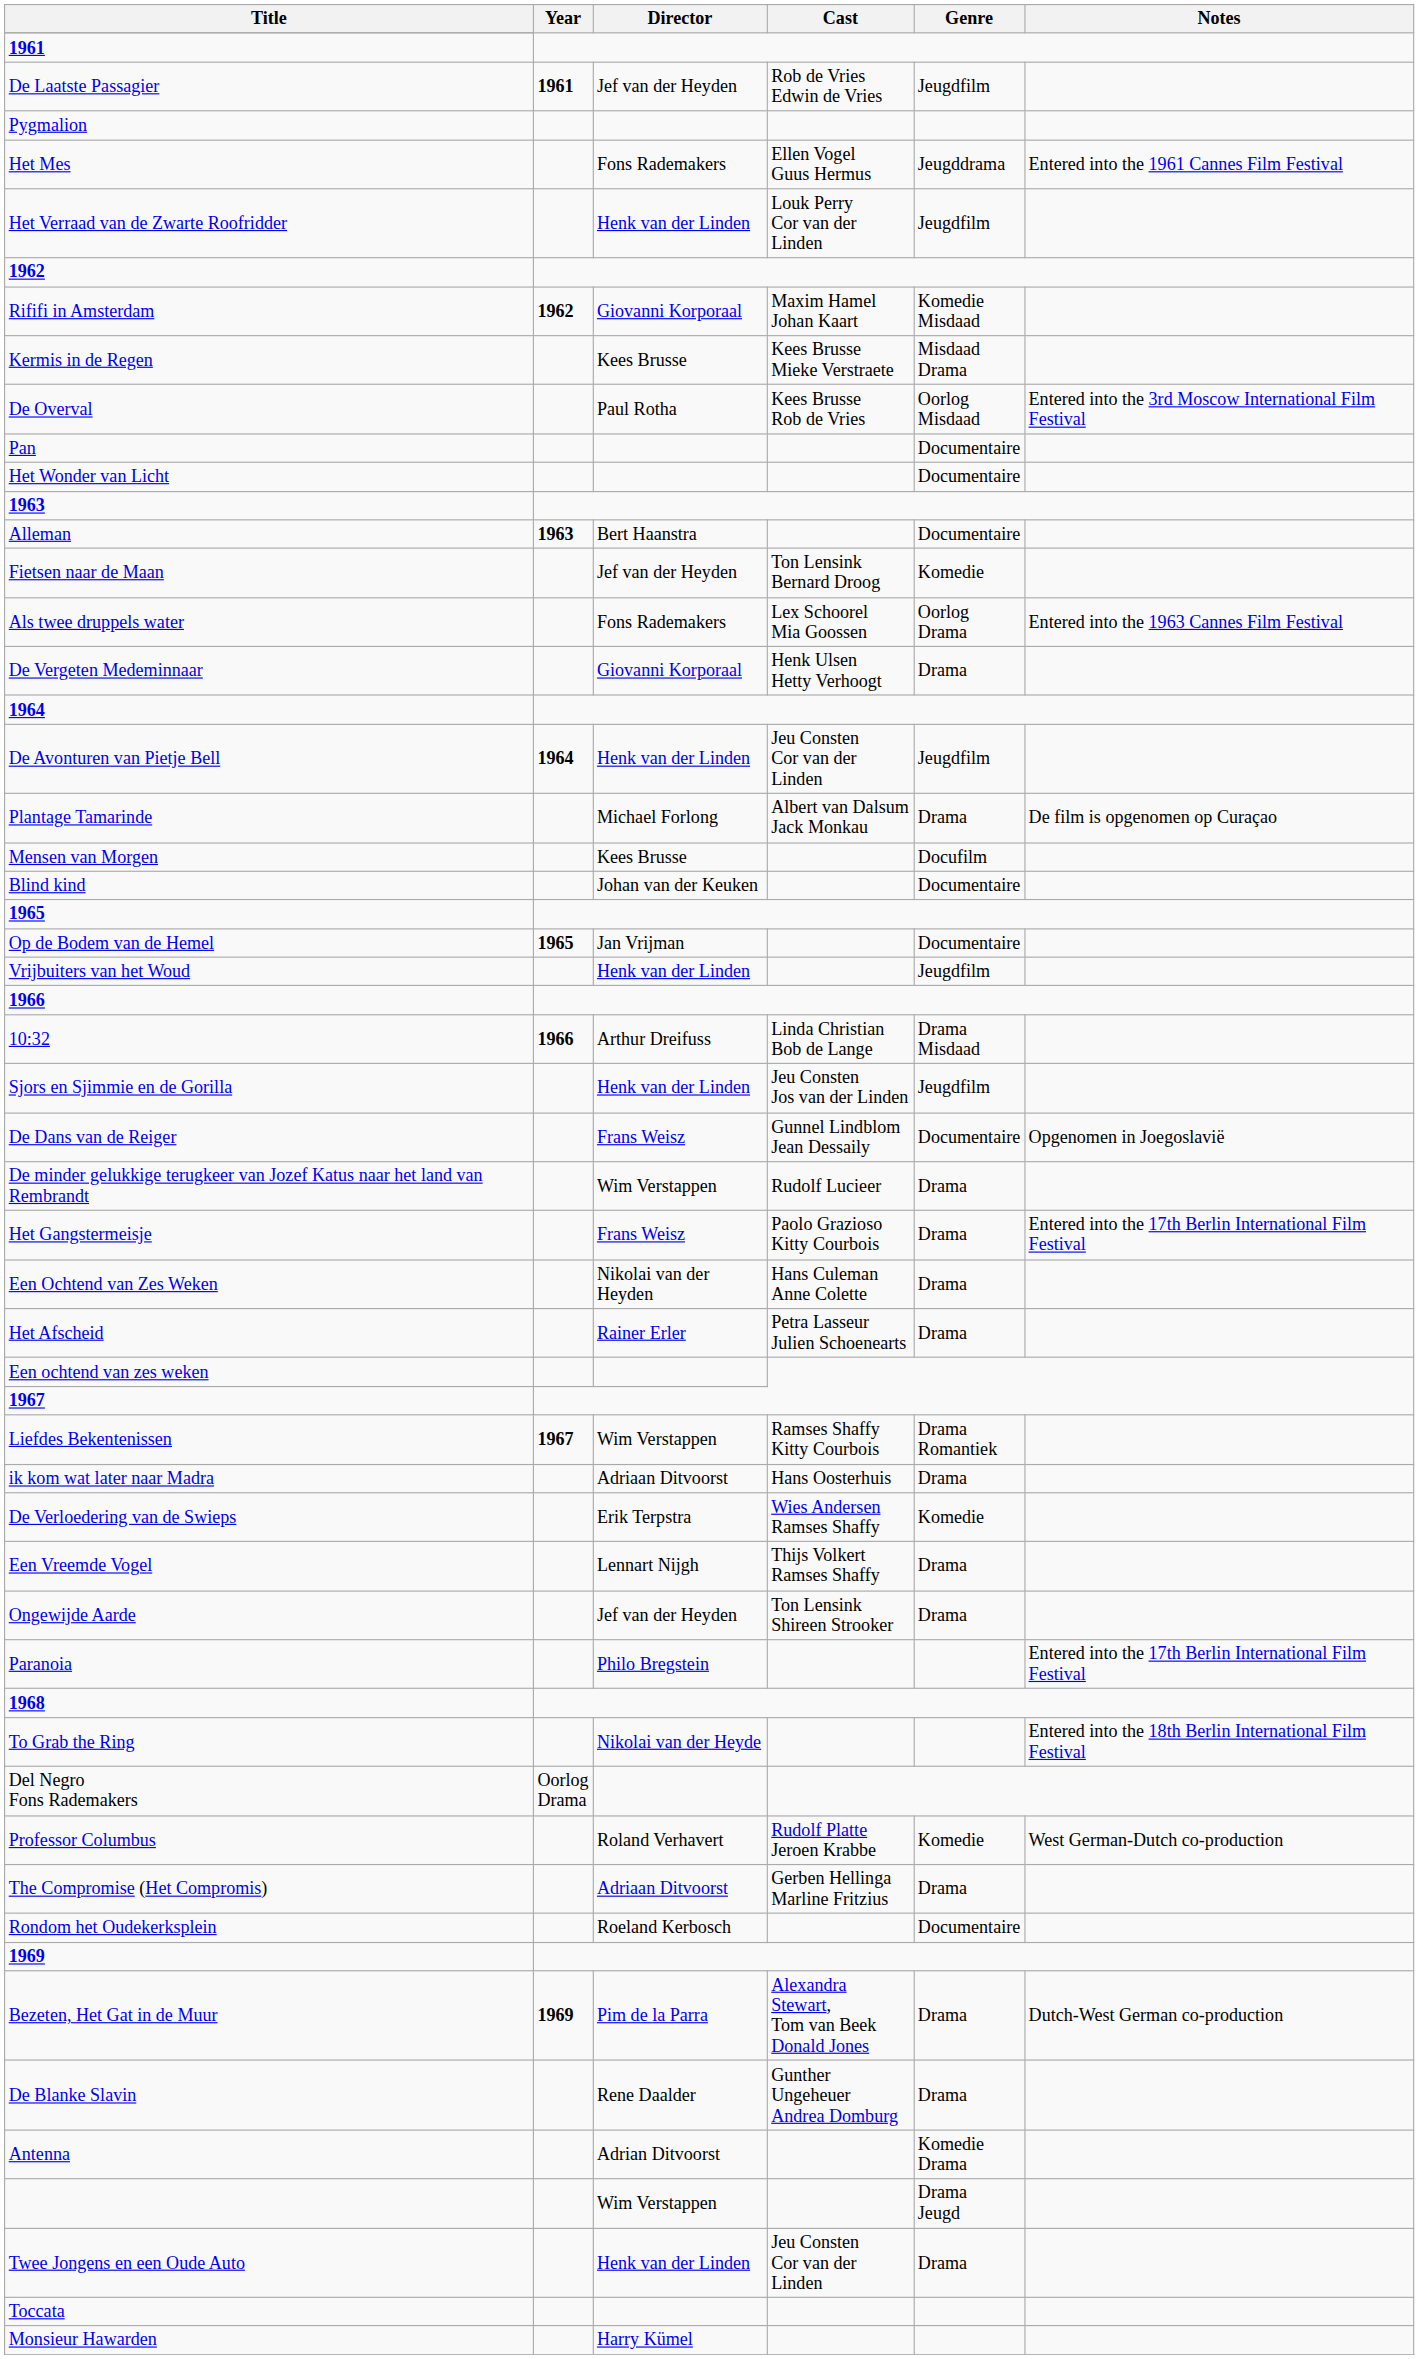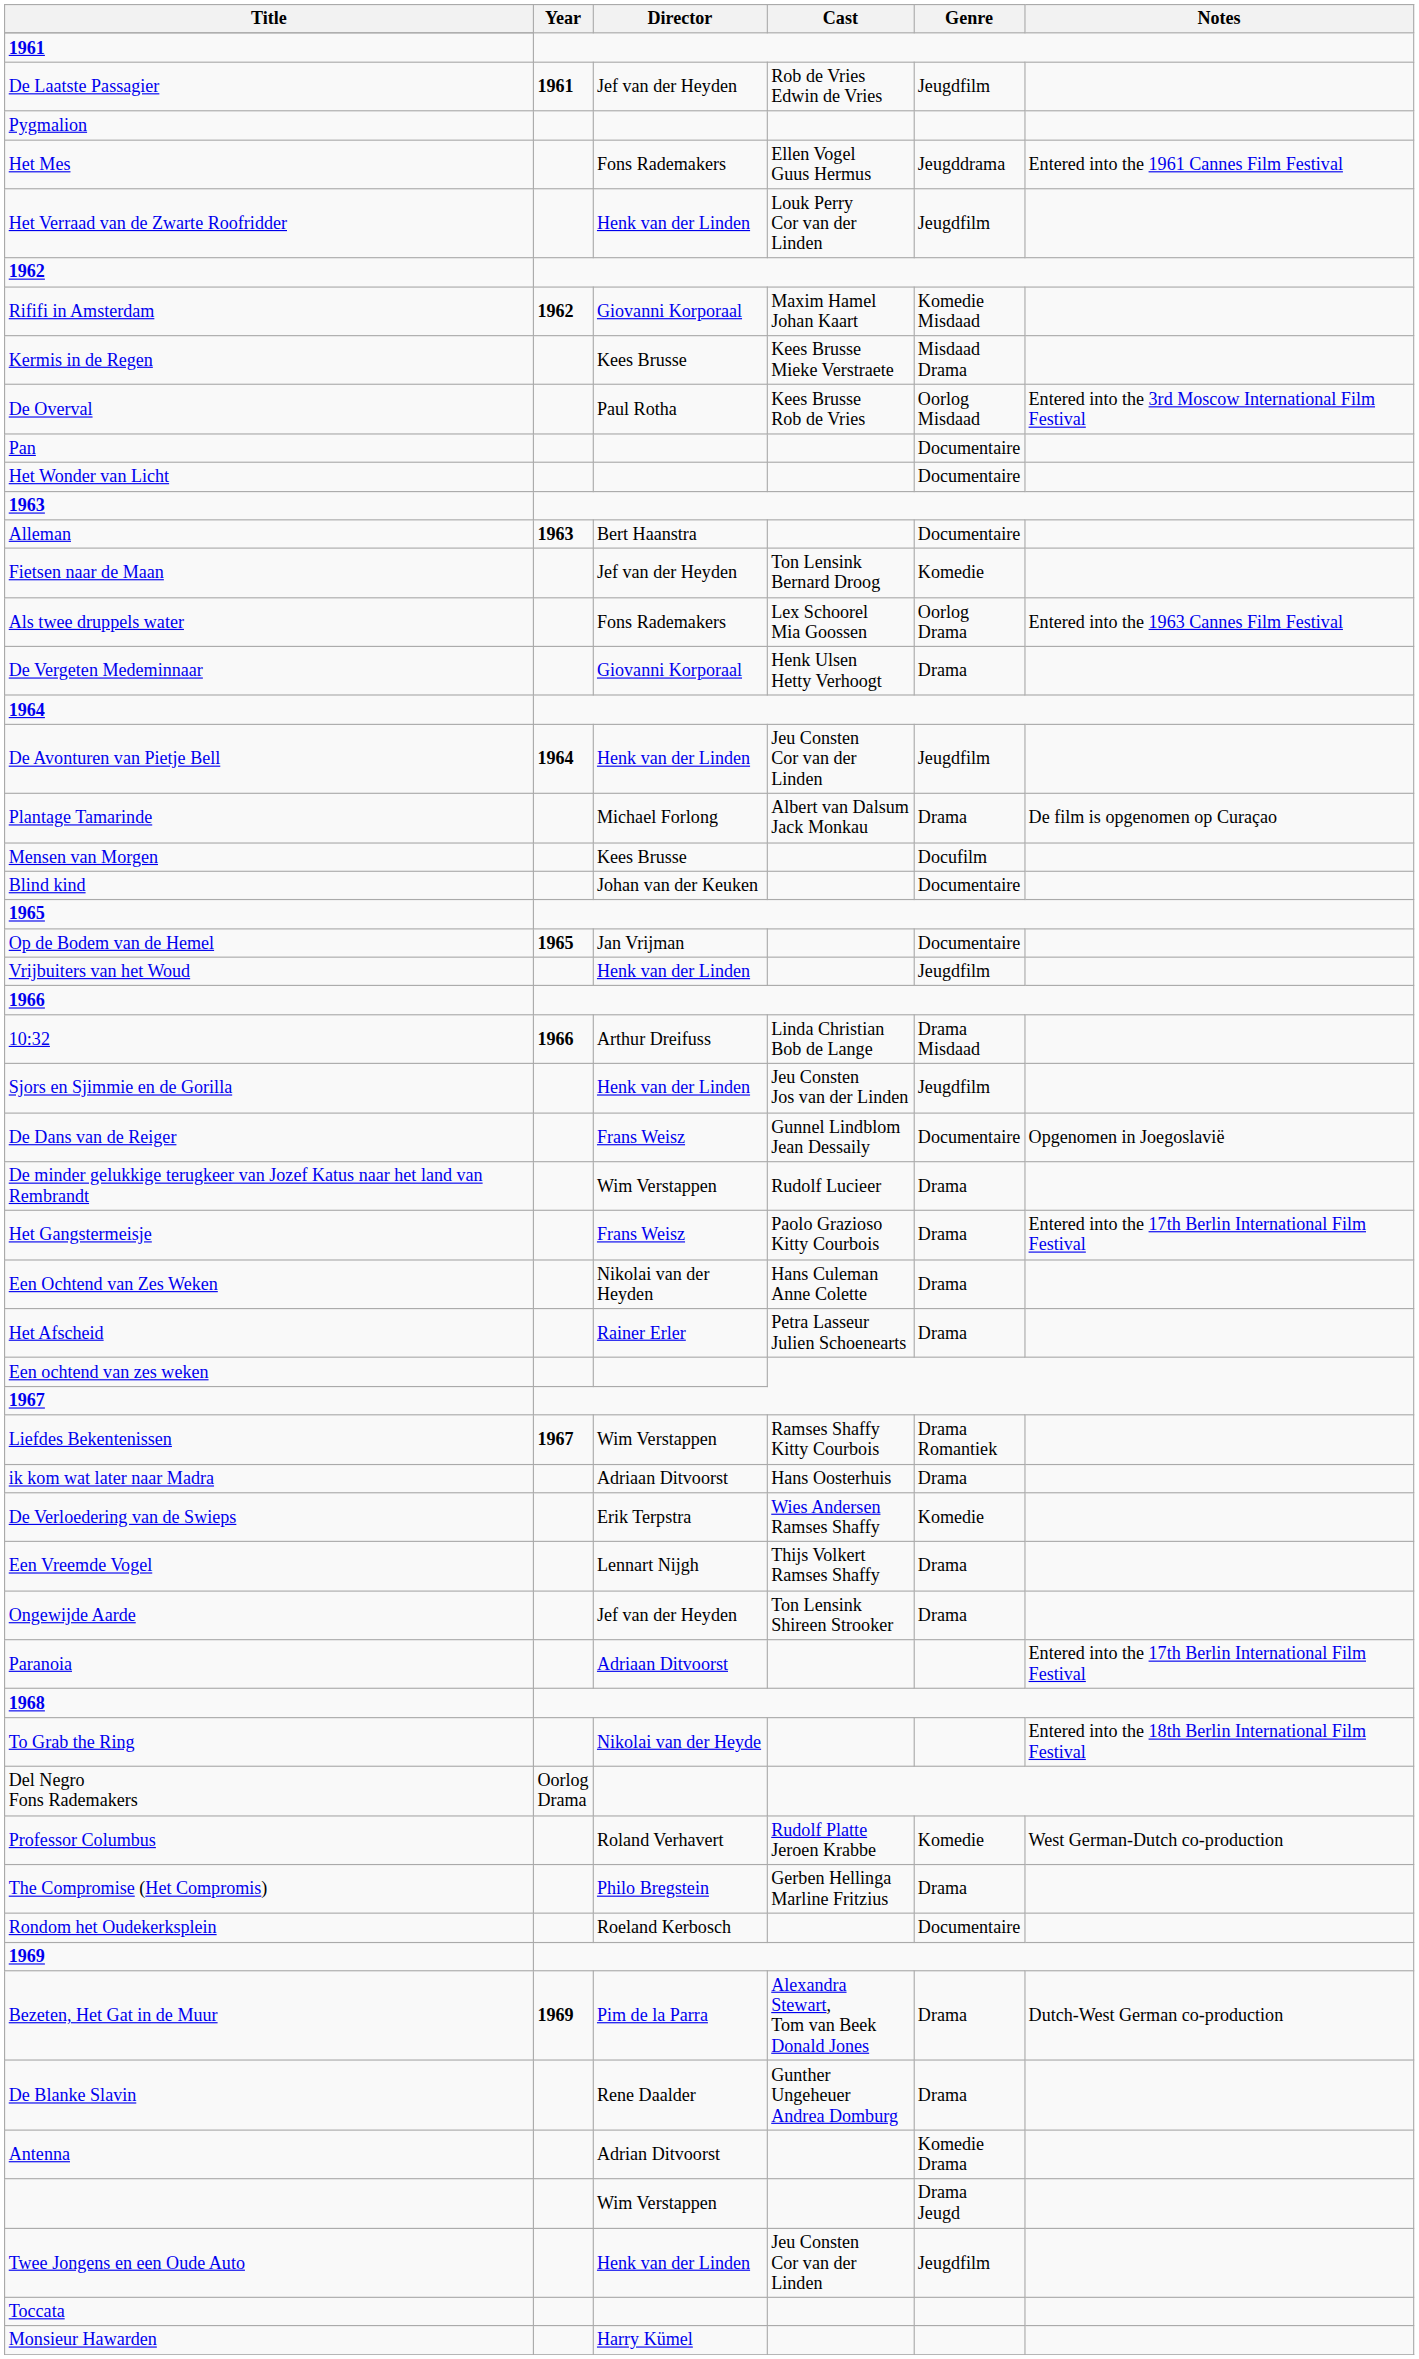(653, 1664) Philo Bregstein -> (662, 1664) Adriaan Ditvoorst
(662, 1888) Adriaan Ditvoorst -> (653, 1888) Philo Bregstein
(942, 2262) Drama -> (954, 2262) Jeugdfilm
